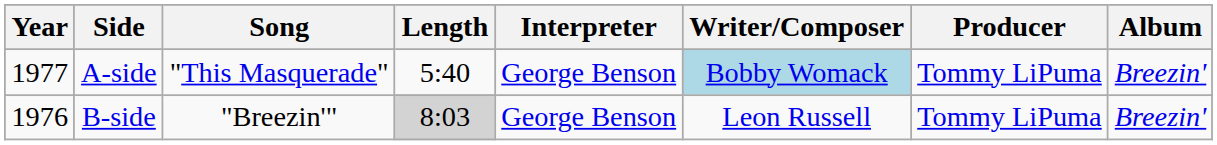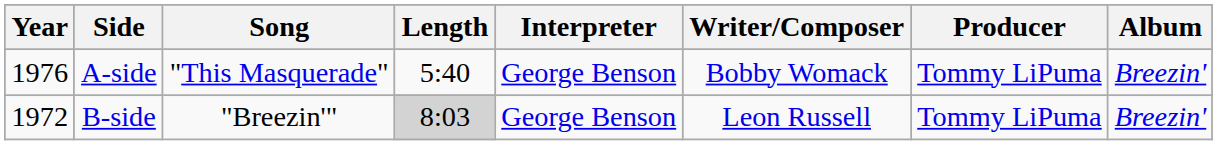(40, 71) 1977 -> (40, 71) 1976
(797, 71) lightblue background -> (797, 71) no background
(40, 116) 1976 -> (40, 116) 1972
